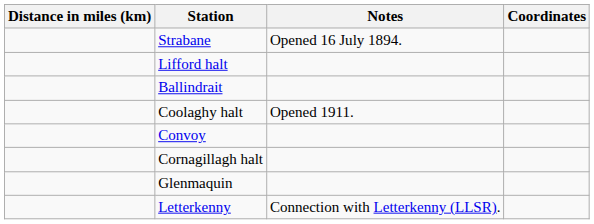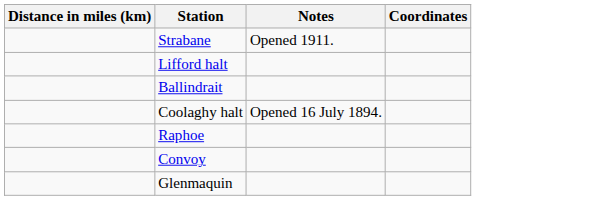(336, 40) Opened 16 July 1894. -> (292, 40) Opened 1911.
(312, 111) Opened 1911. -> (316, 111) Opened 16 July 1894.
+ row: (181, 135)
- row: (211, 159)
- row: (194, 207)
